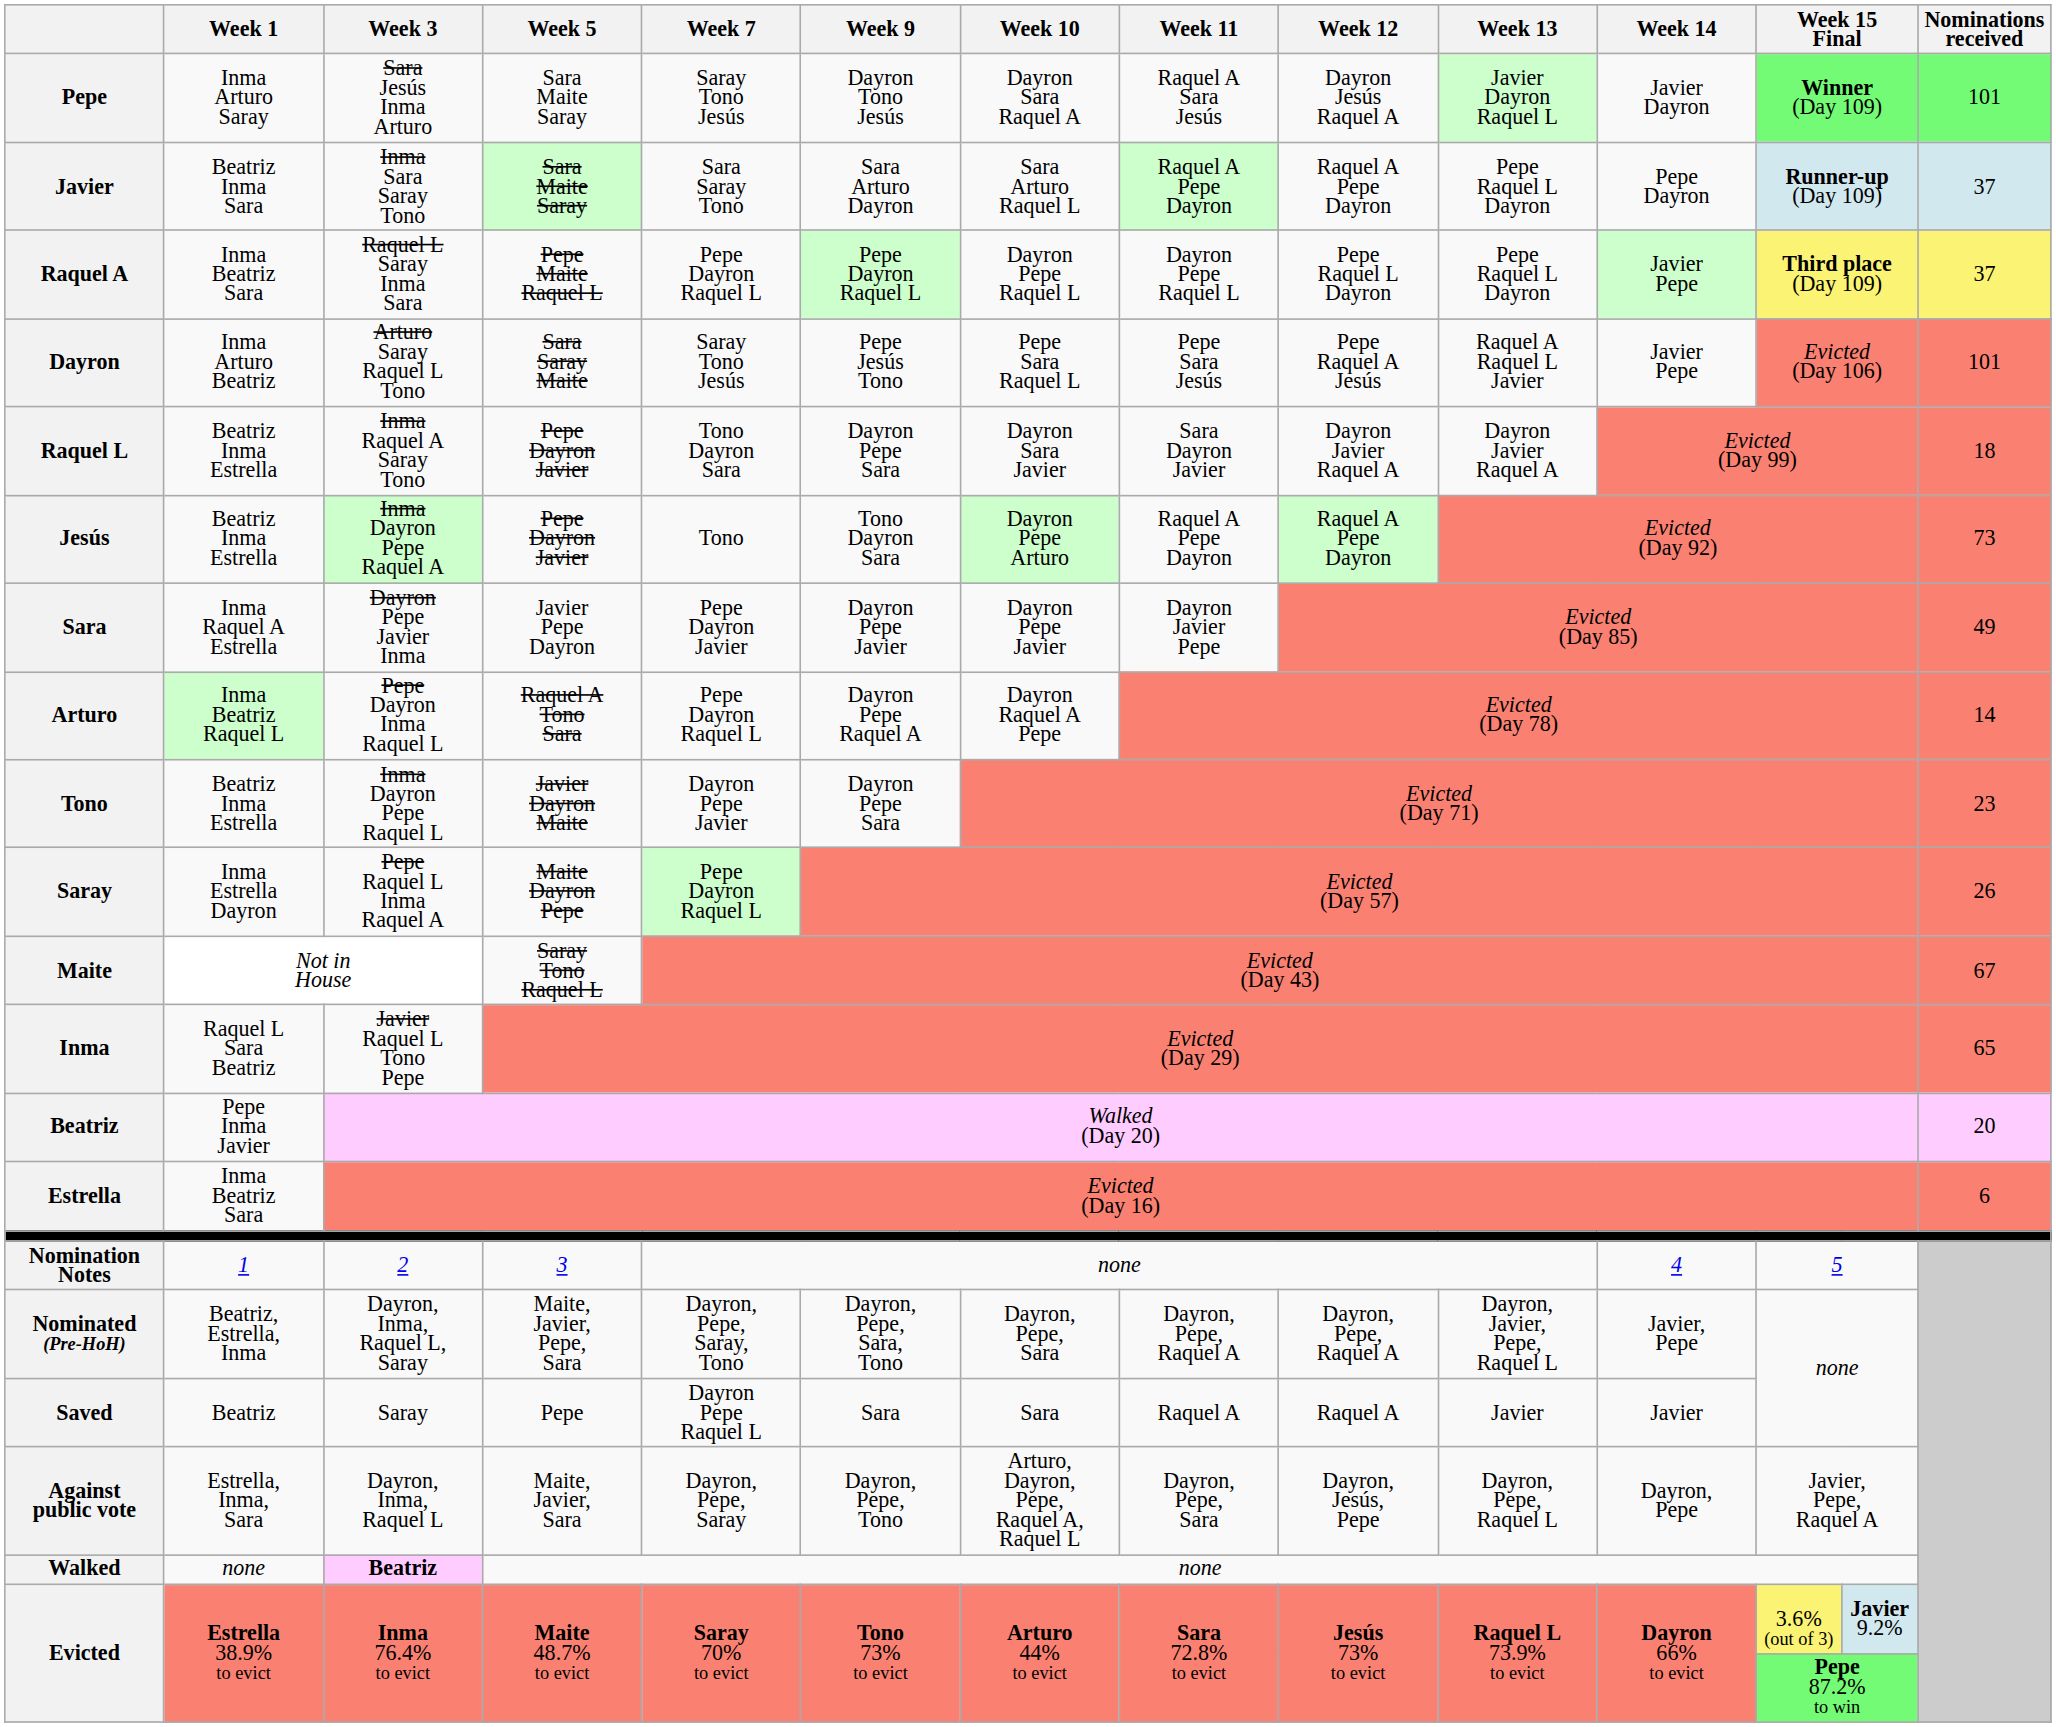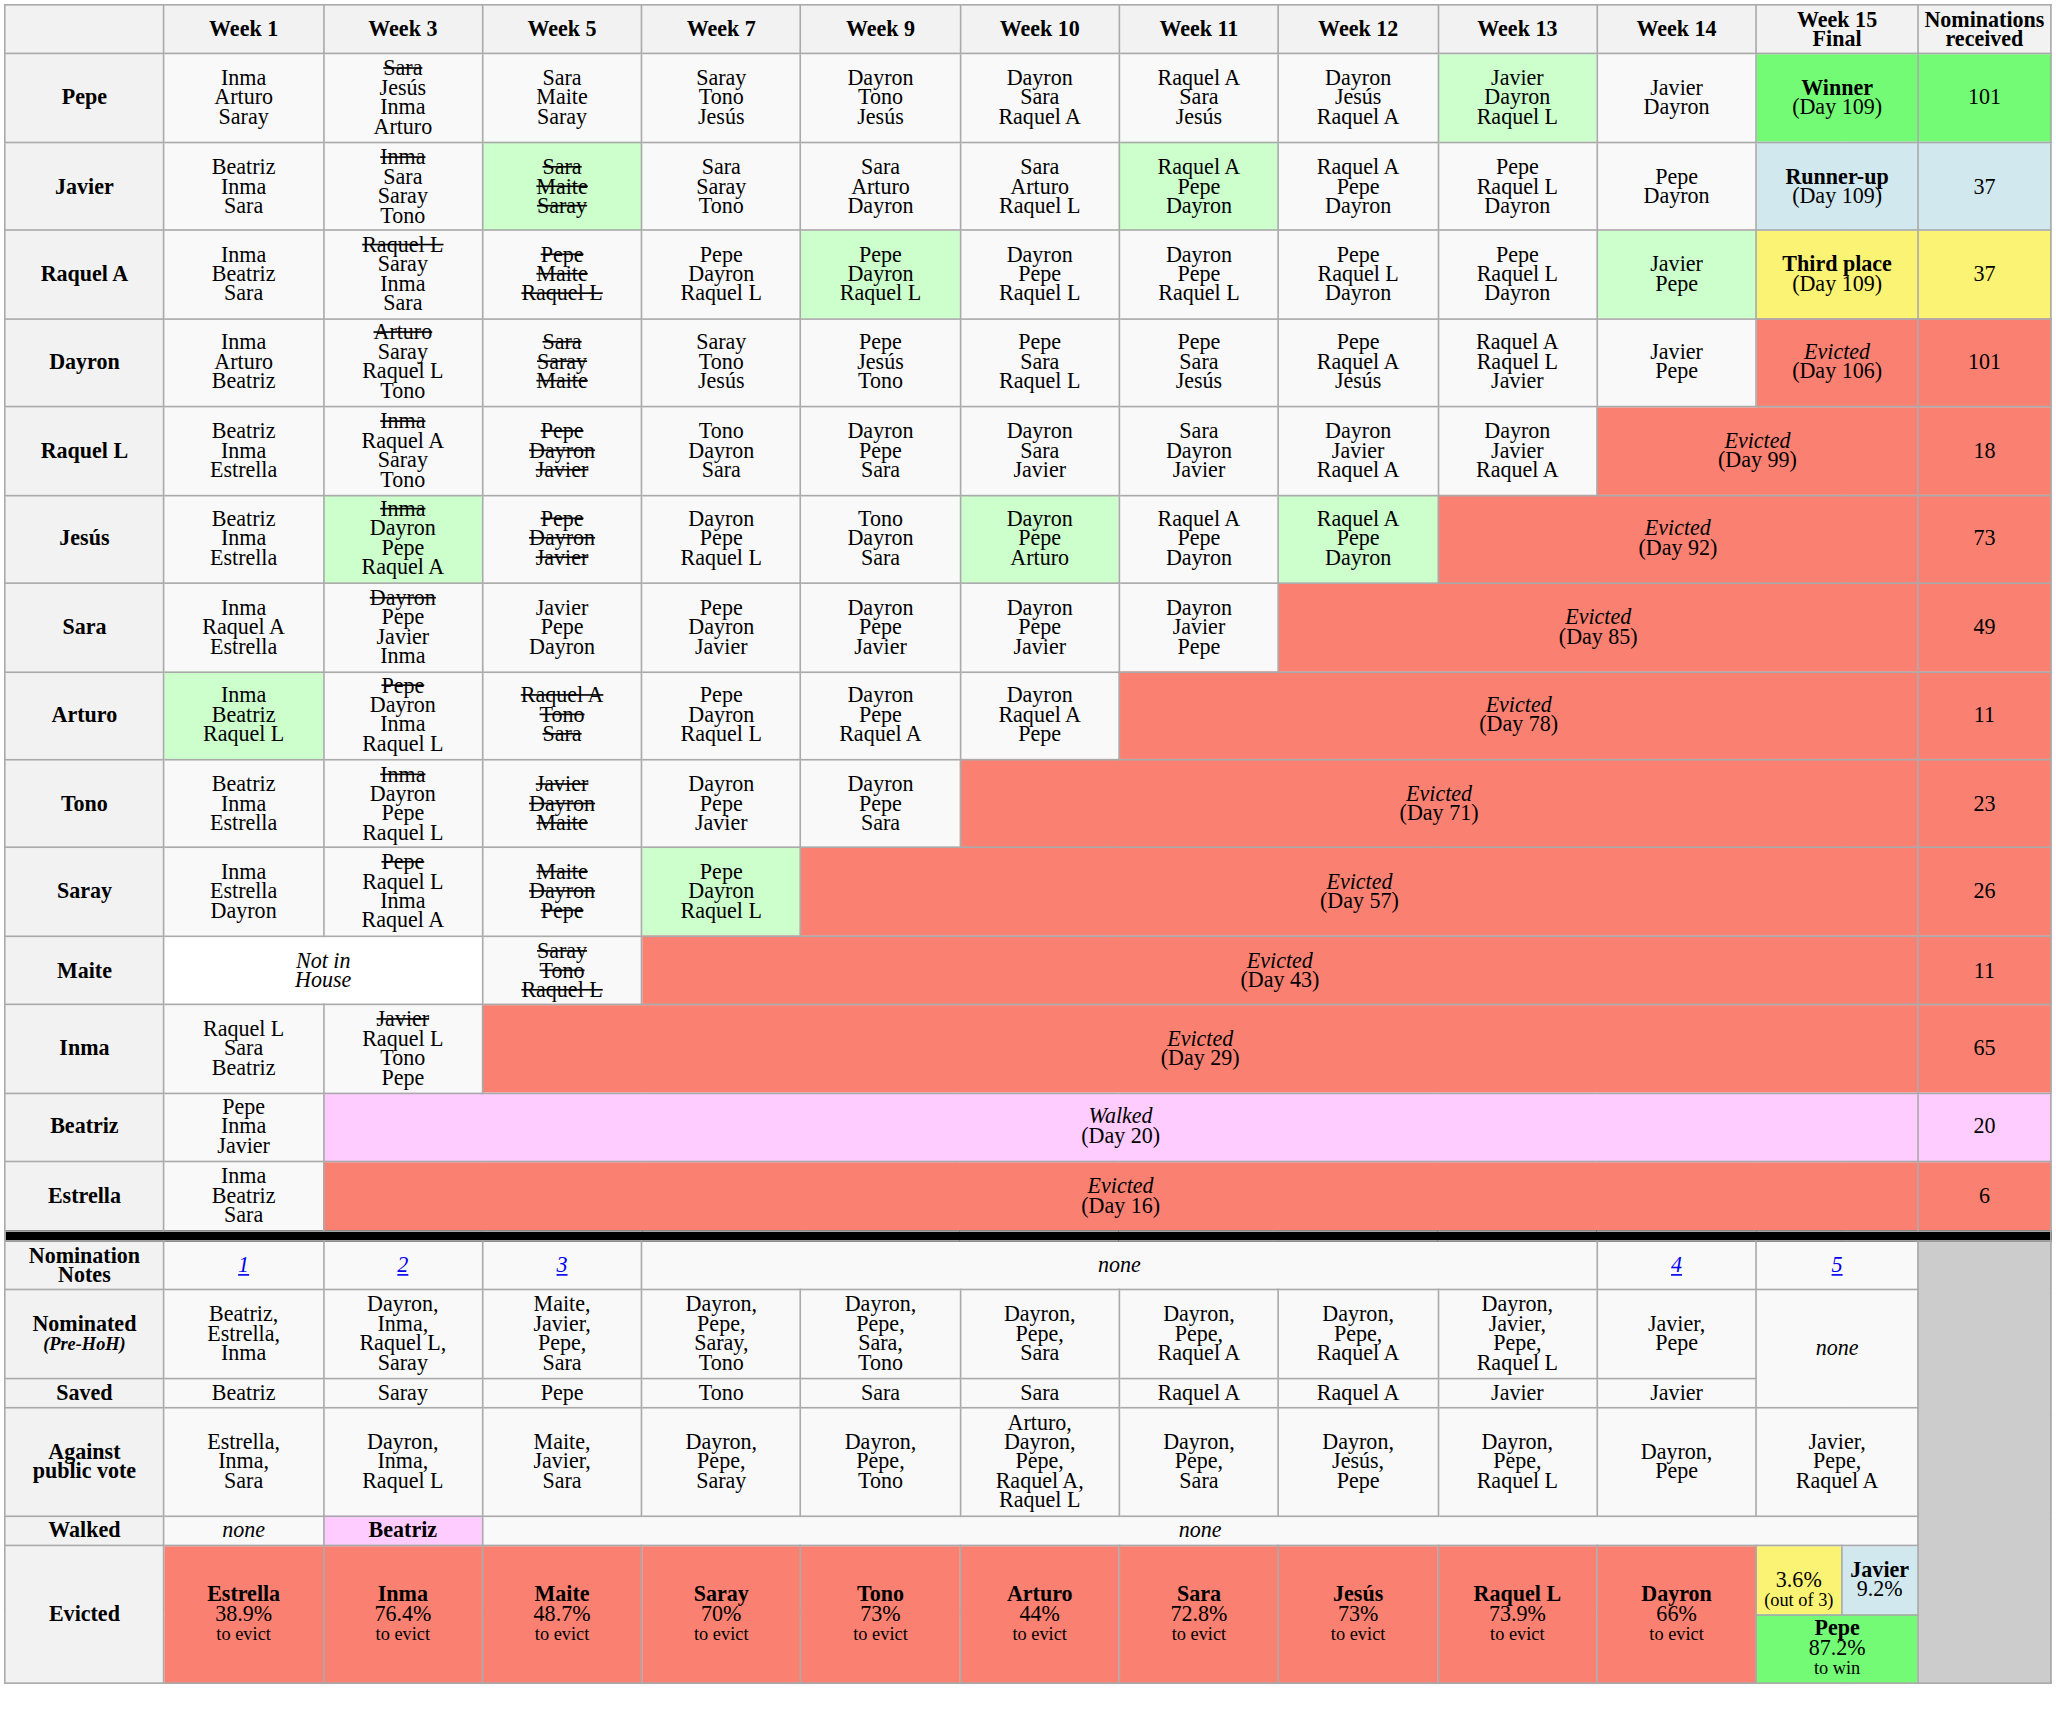(721, 538) Tono -> (721, 538) Dayron Pepe Raquel L
(1984, 714) 14 -> (1984, 714) 11
(1984, 969) 67 -> (1984, 969) 11
(721, 1412) Dayron Pepe Raquel L -> (721, 1392) Tono
